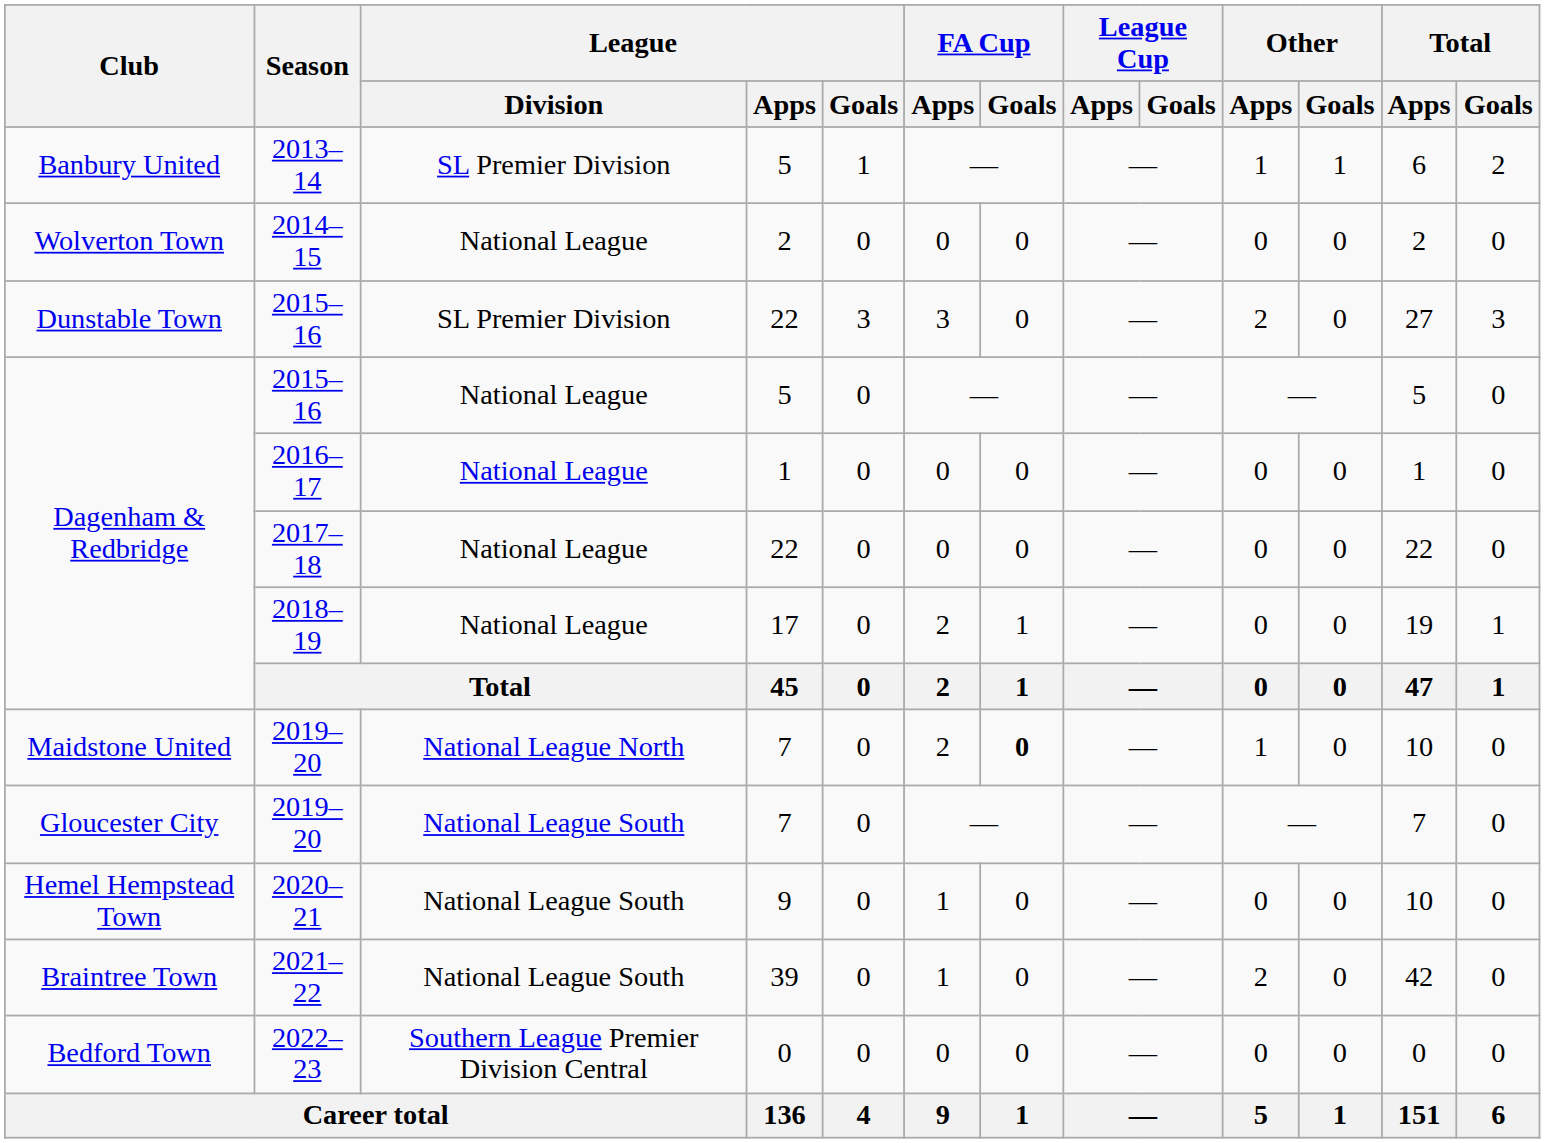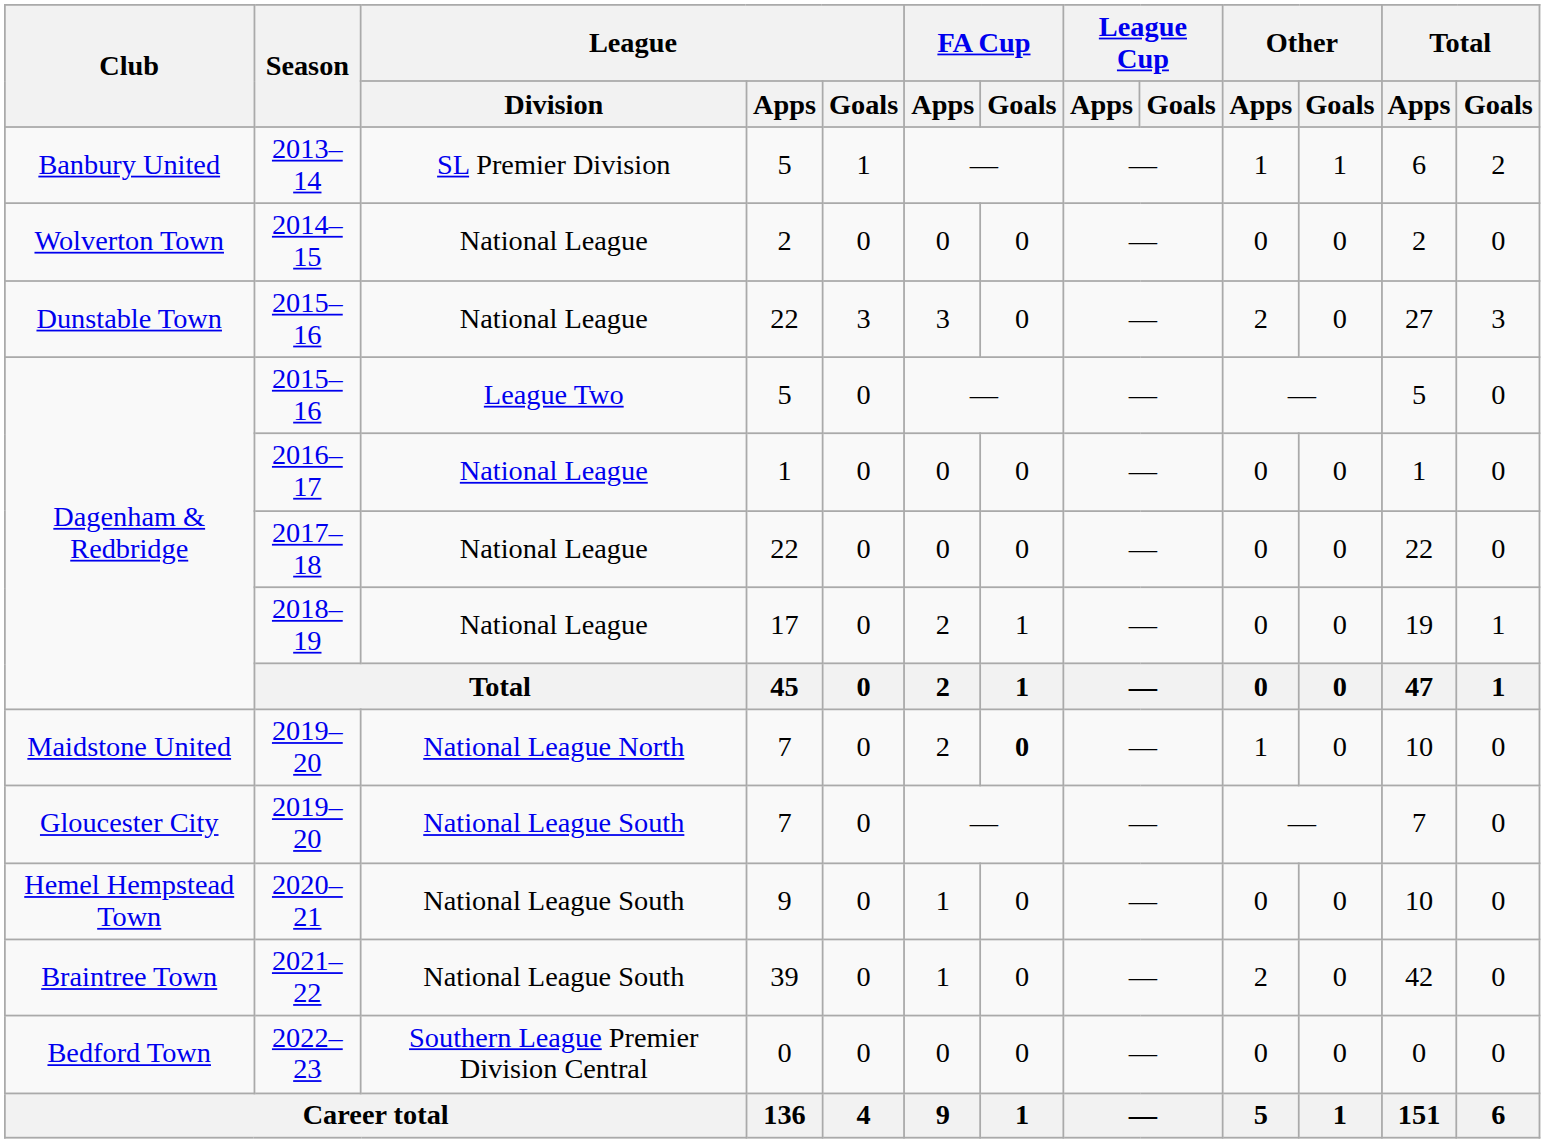(554, 318) SL Premier Division -> (554, 318) National League
(554, 394) National League -> (554, 394) League Two
